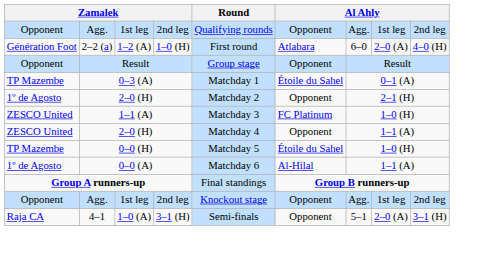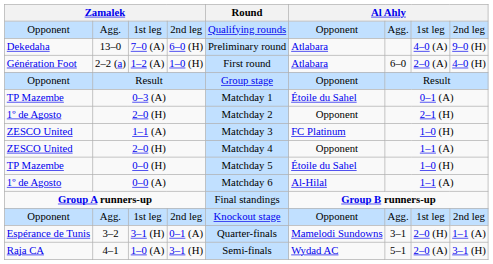+ row: (28, 47)
+ row: (48, 234)
(310, 217) Opponent -> (315, 251) Wydad AC
